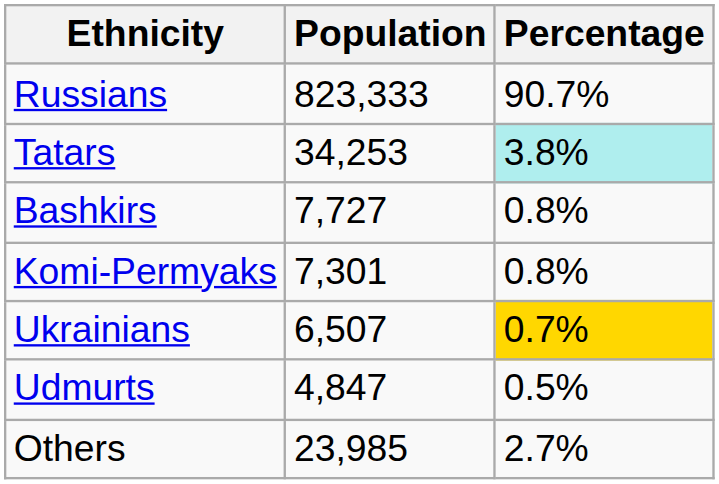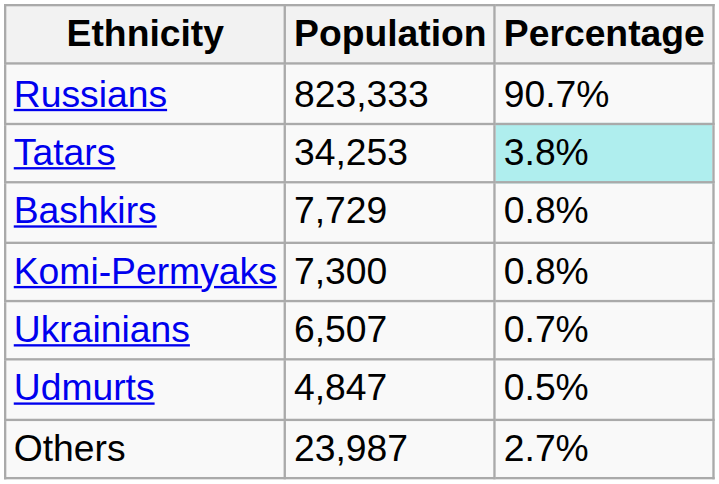(341, 211) 7,727 -> (341, 211) 7,729
(341, 270) 7,301 -> (341, 270) 7,300
(546, 329) gold background -> (546, 329) no background
(351, 447) 23,985 -> (351, 447) 23,987
